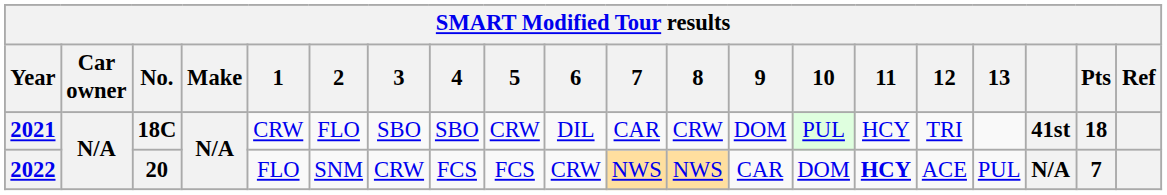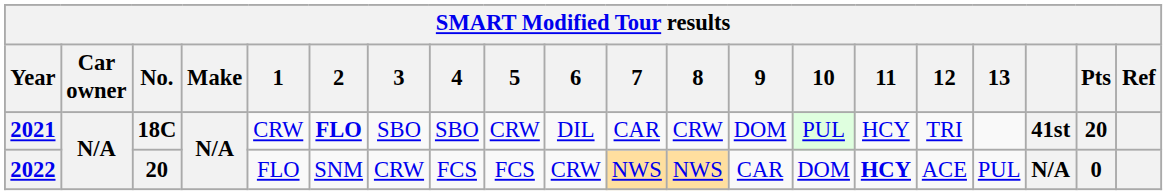(339, 130) normal -> (339, 130) bold
(1096, 130) 18 -> (1096, 130) 20
(1096, 169) 7 -> (1096, 169) 0
